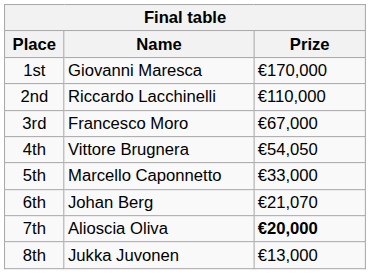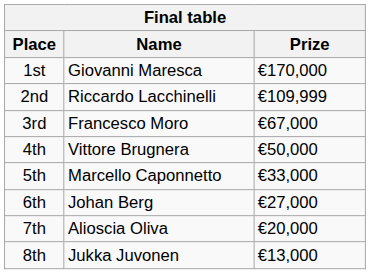(292, 96) €110,000 -> (292, 96) €109,999
(288, 149) €54,050 -> (288, 149) €50,000
(288, 202) €21,070 -> (288, 202) €27,000
(288, 228) bold -> (288, 228) normal
